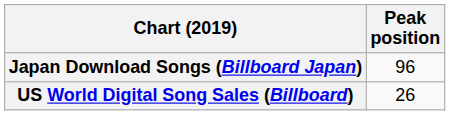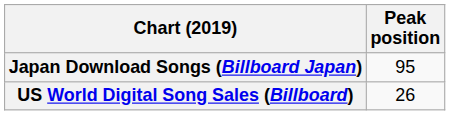(405, 67) 96 -> (405, 67) 95
